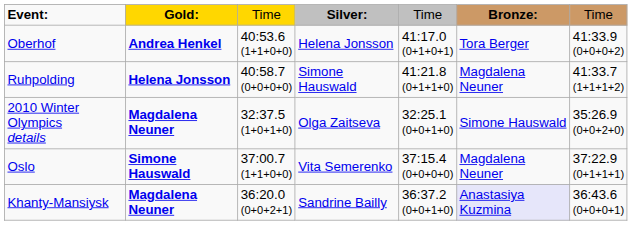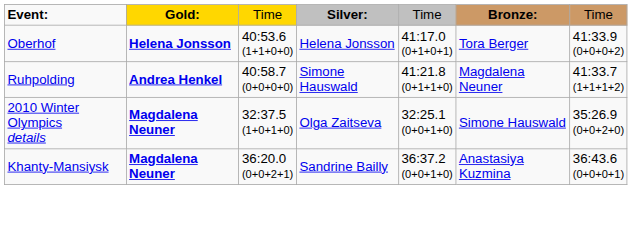(175, 43) Andrea Henkel -> (180, 43) Helena Jonsson
(179, 79) Helena Jonsson -> (176, 79) Andrea Henkel
- row: (21, 166)
(492, 202) lavender background -> (491, 166) no background
